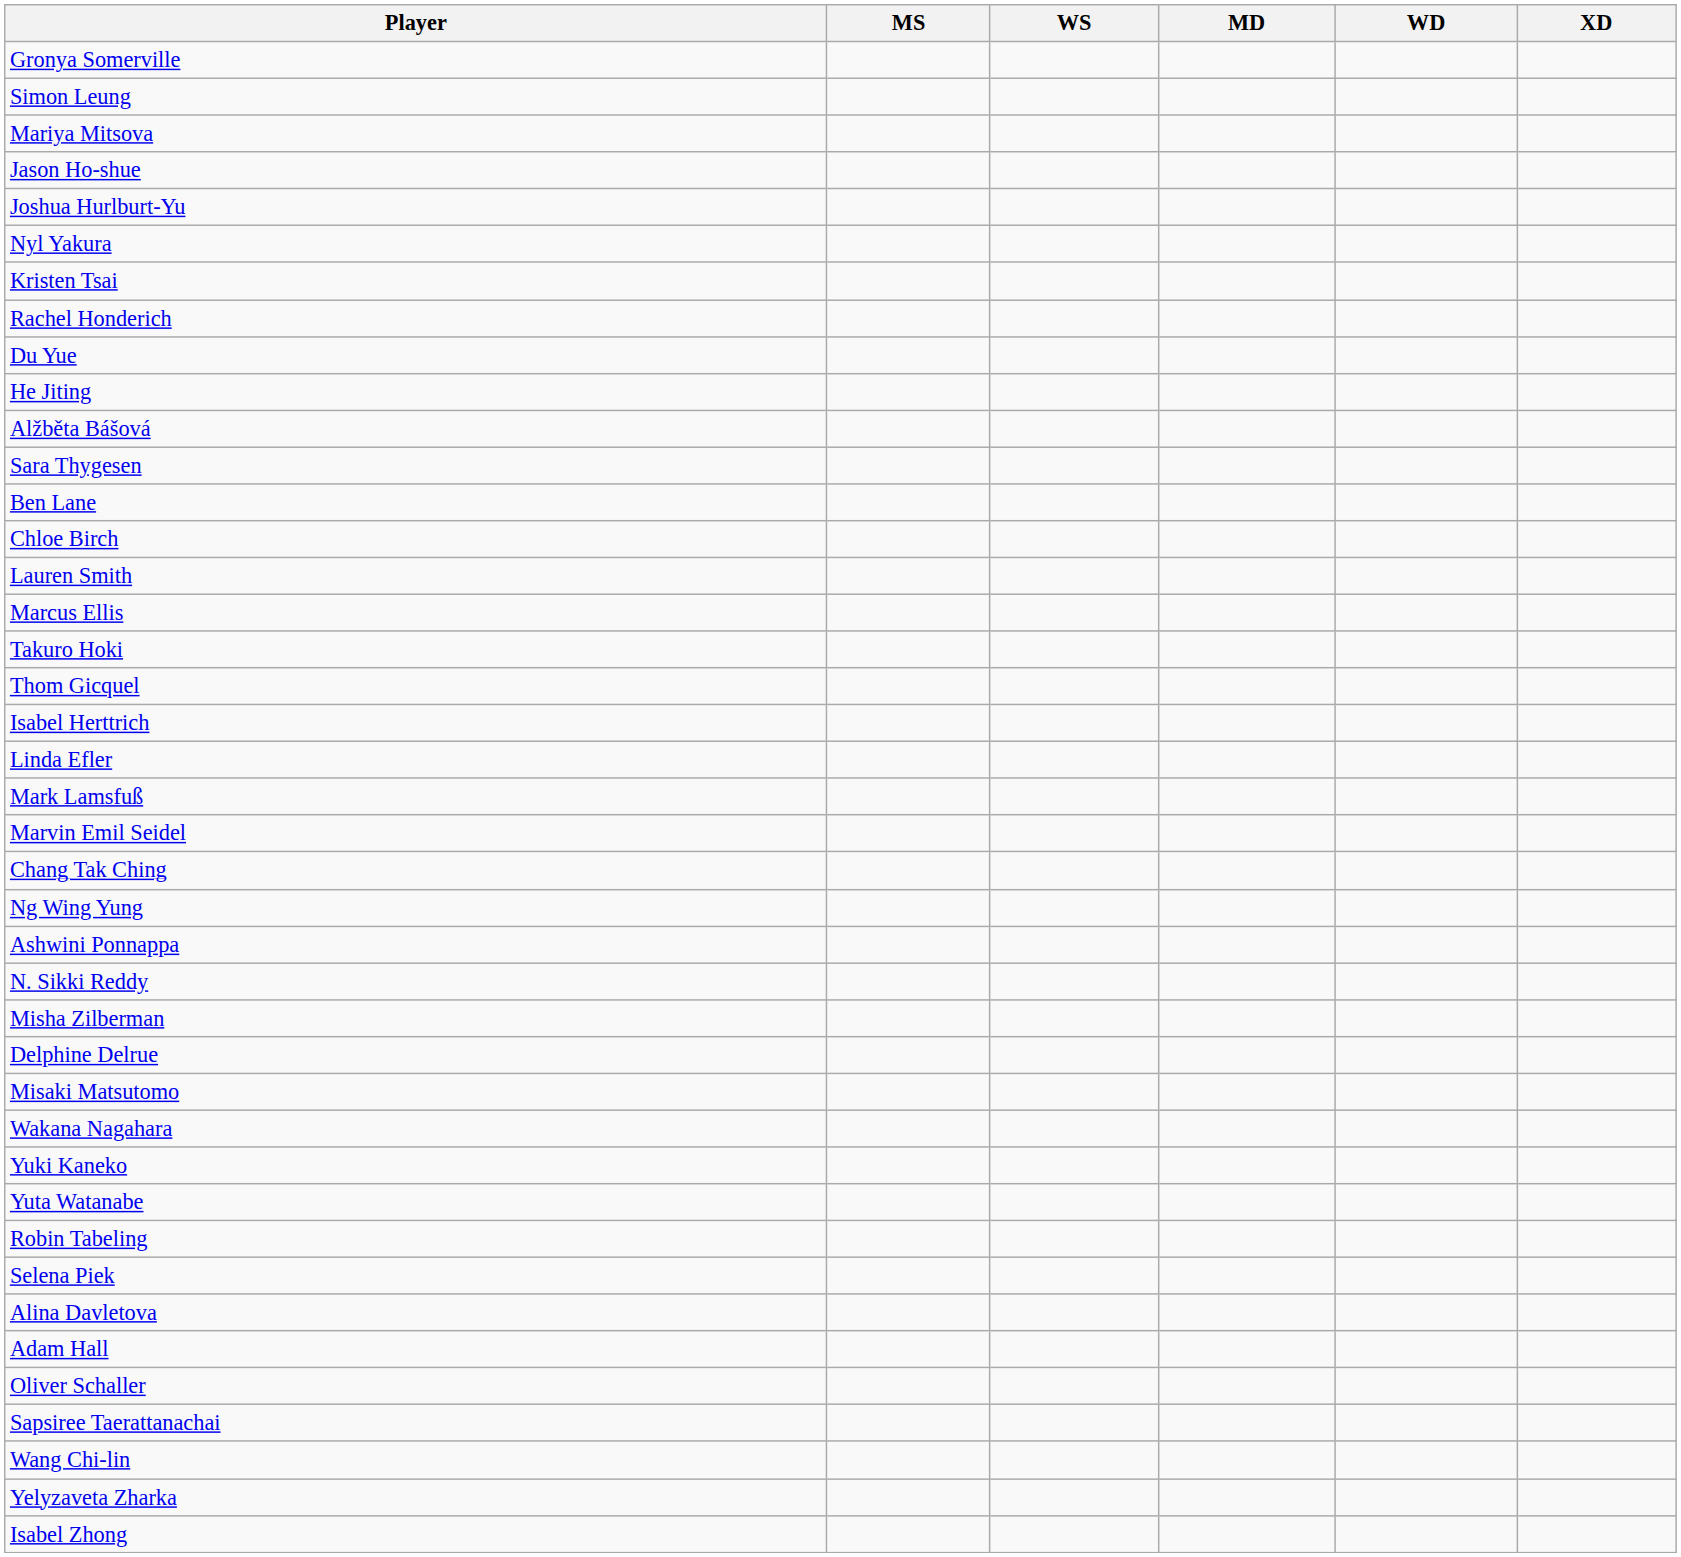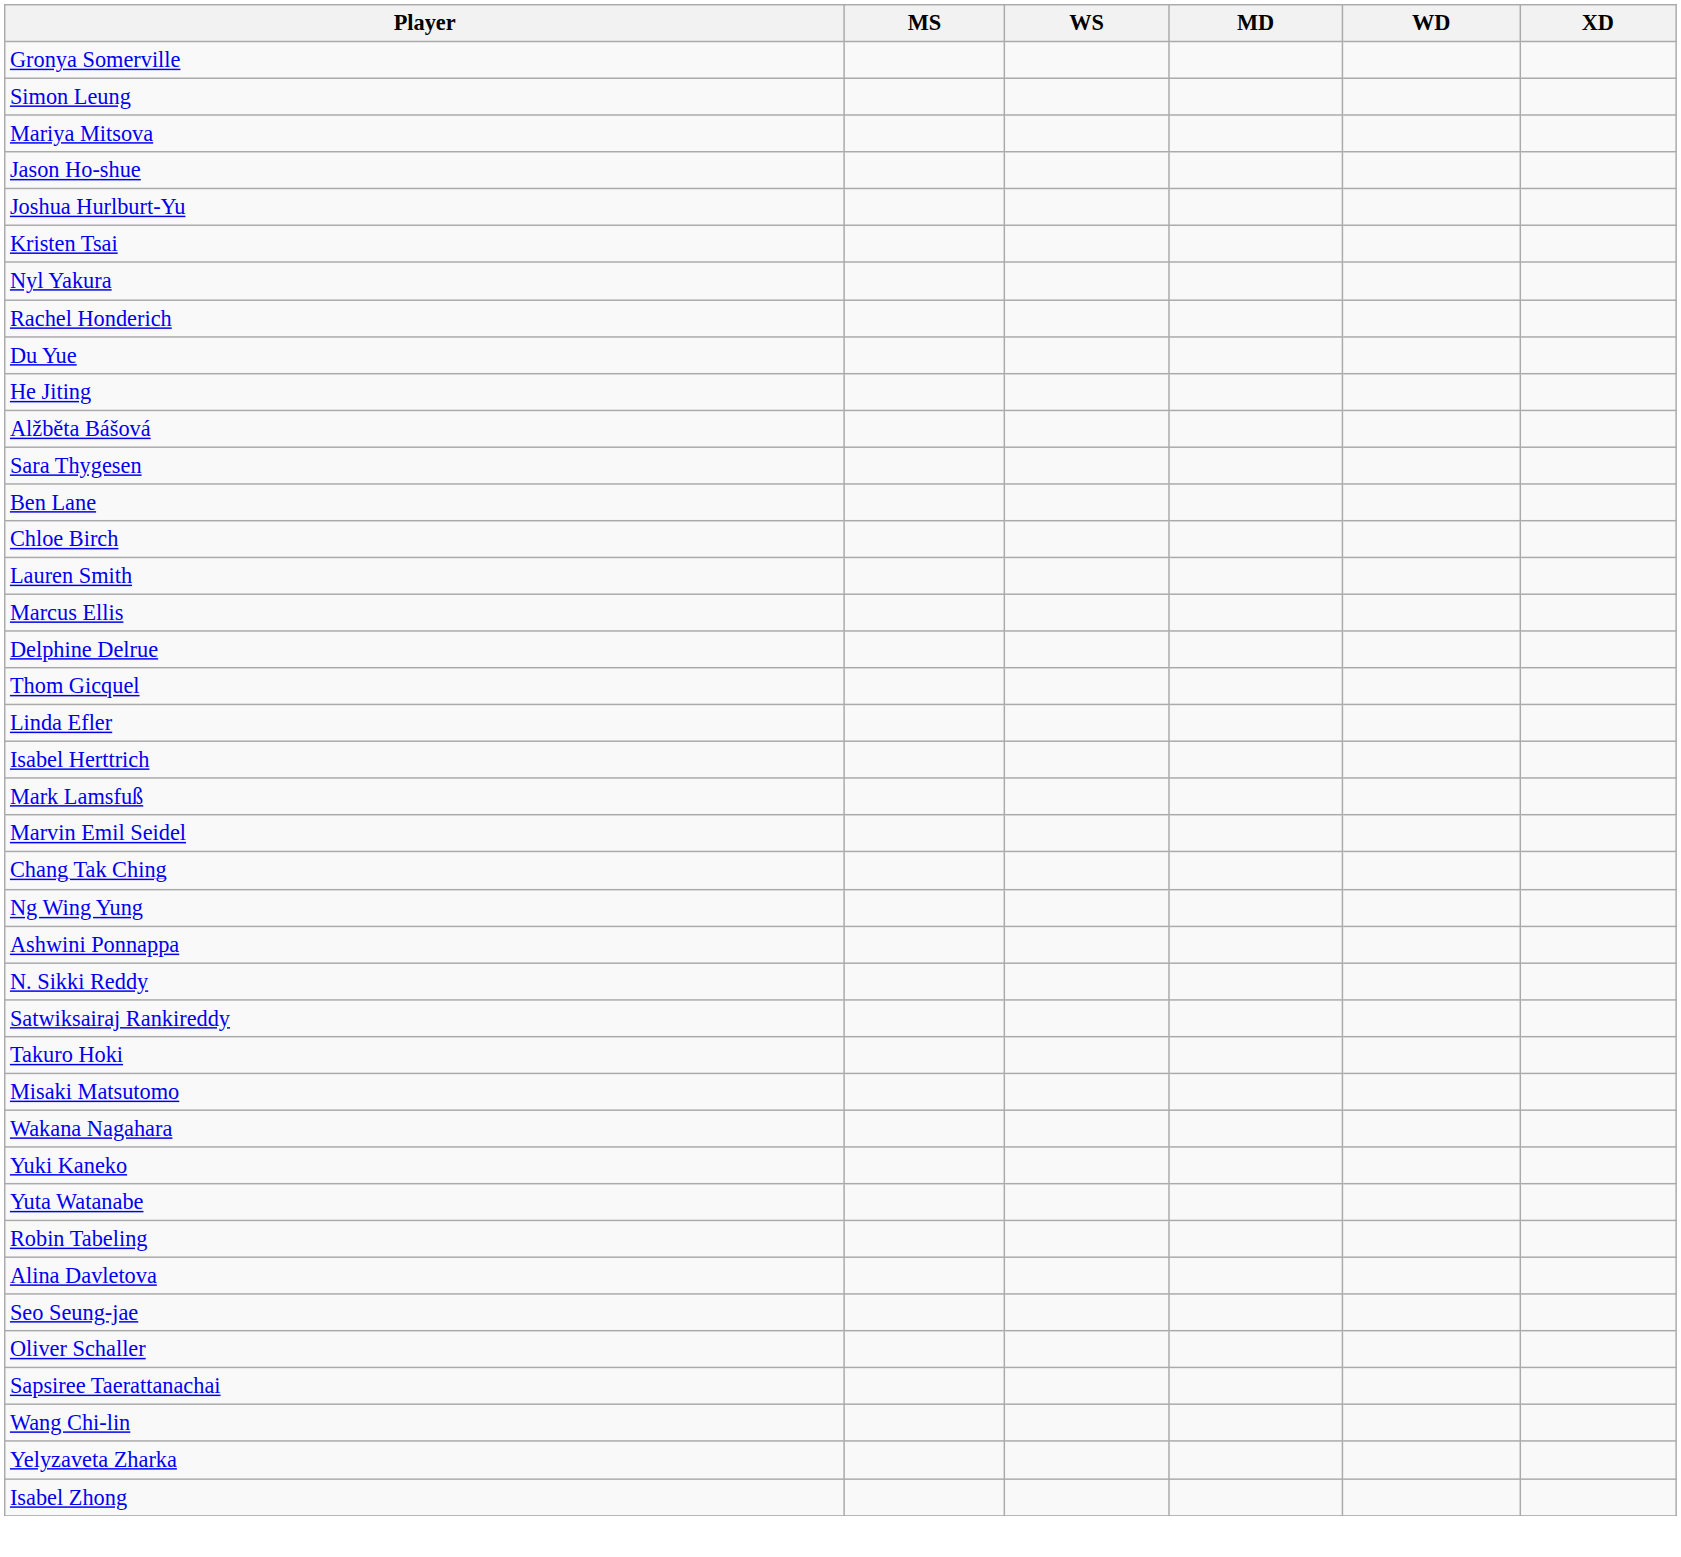rows swapped: (64, 281) <-> (61, 244)
rows swapped: (84, 1054) <-> (66, 649)
rows swapped: (80, 723) <-> (61, 759)
+ row: (120, 1017)
- row: (87, 1017)
- row: (62, 1275)
- row: (59, 1349)
+ row: (74, 1312)
